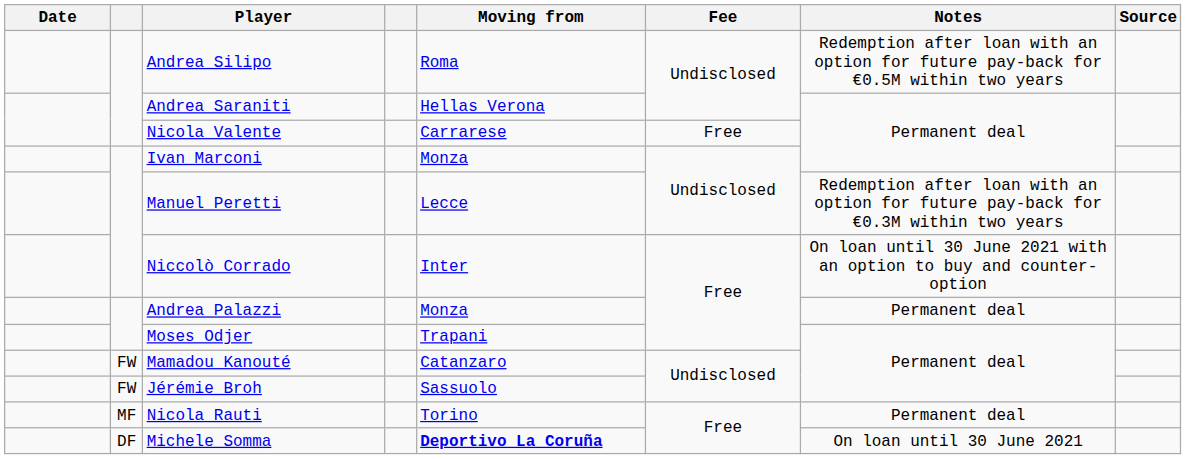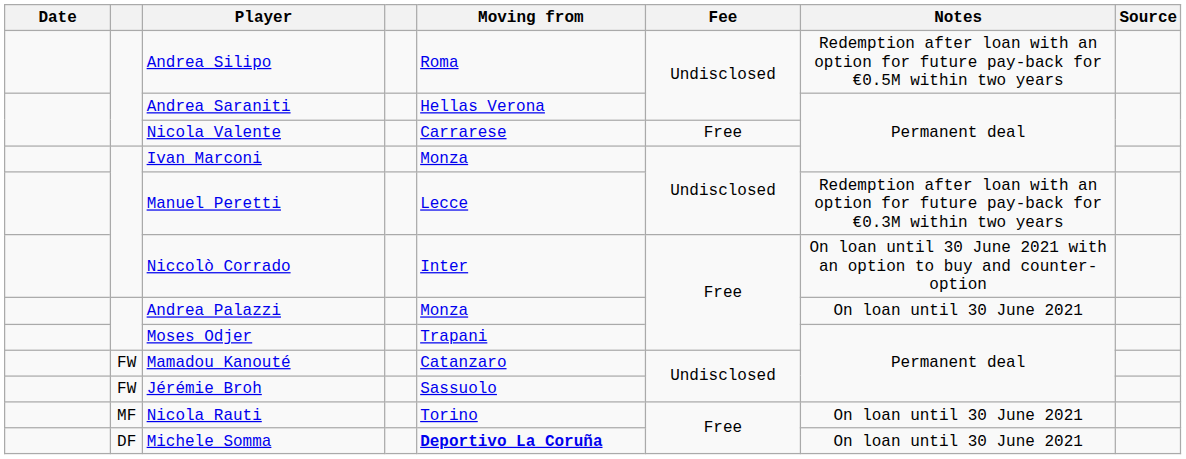(958, 311) Permanent deal -> (958, 311) On loan until 30 June 2021
(958, 415) Permanent deal -> (958, 415) On loan until 30 June 2021
